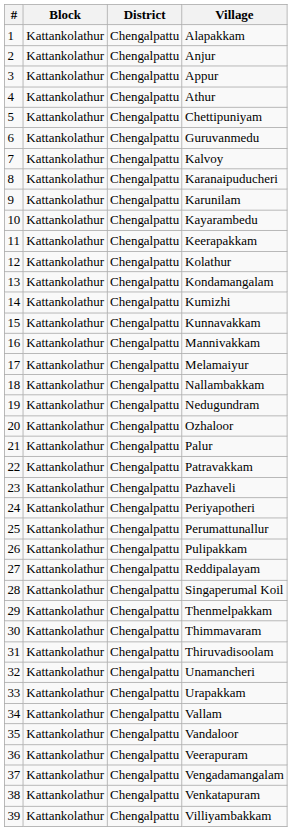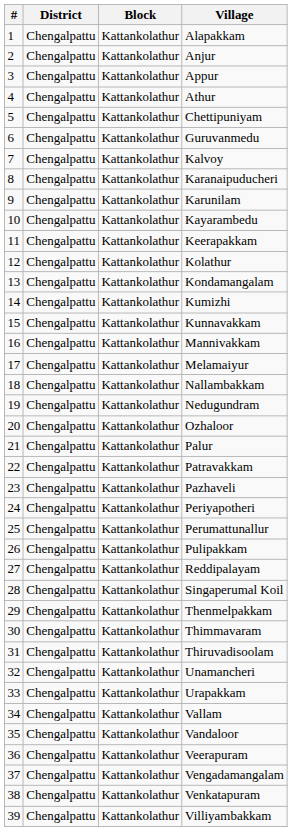columns swapped: (145, 14) <-> (65, 14)
